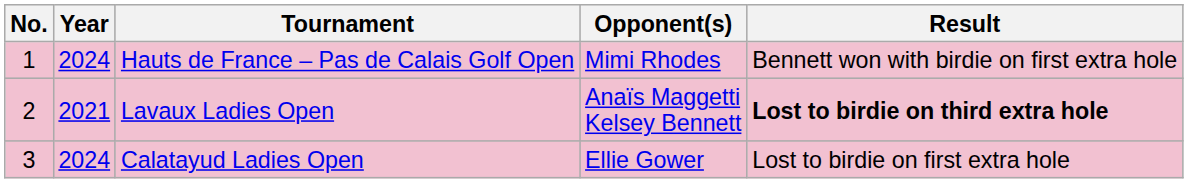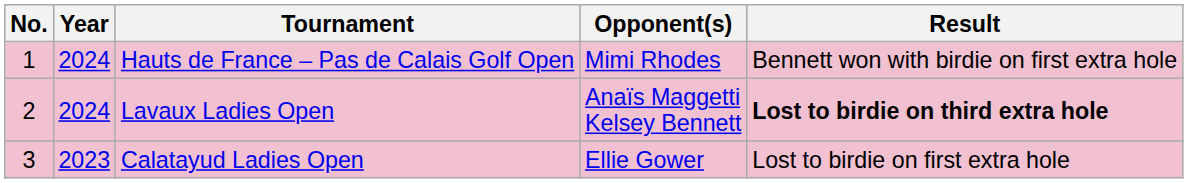(84, 110) 2021 -> (84, 110) 2024
(84, 160) 2024 -> (84, 160) 2023
